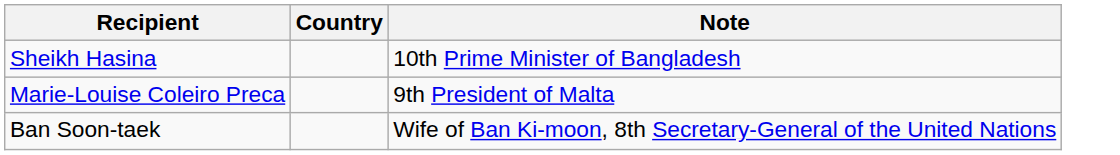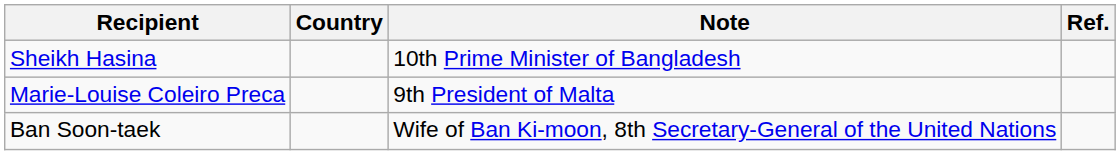+ column: (1088, 22)
